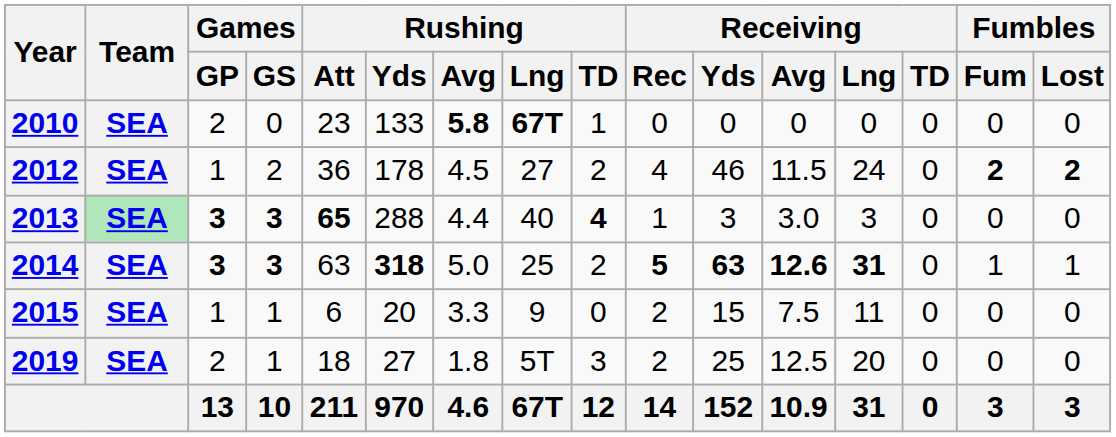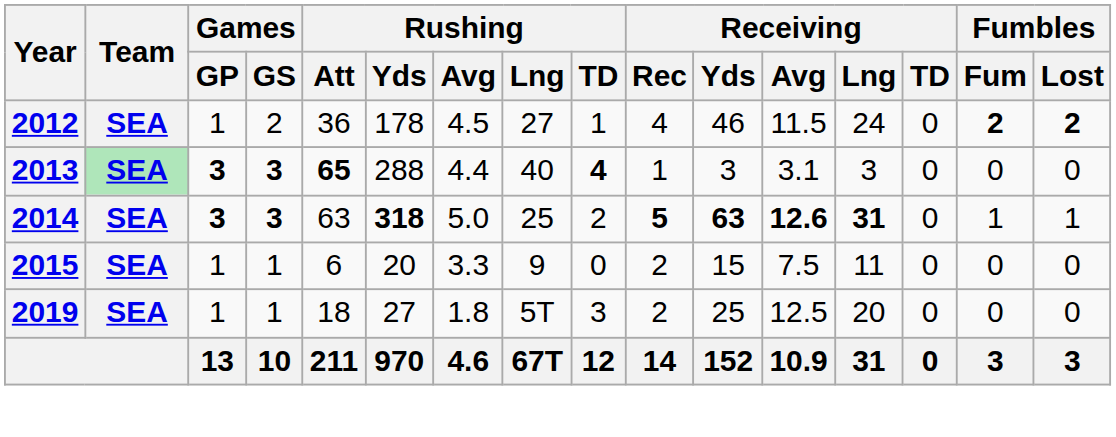- row: (45, 123)
(598, 170) 2 -> (598, 123) 1
(799, 218) 3.0 -> (799, 170) 3.1
(217, 360) 2 -> (217, 312) 1
